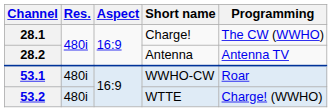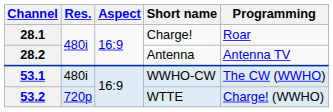(273, 34) The CW (WWHO) -> (237, 34) Roar
(235, 76) Roar -> (274, 76) The CW (WWHO)
(76, 96) 480i -> (78, 96) 720p
